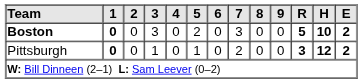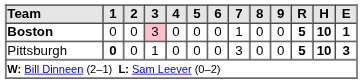(113, 32) bold -> (113, 32) normal
(155, 32) no background -> (155, 32) pink background
(197, 32) 2 -> (197, 32) 0
(239, 32) 3 -> (239, 32) 1
(346, 32) 2 -> (346, 32) 1
(197, 50) 1 -> (197, 50) 0
(239, 50) 2 -> (239, 50) 3
(302, 50) 3 -> (302, 50) 5
(324, 50) 12 -> (324, 50) 10
(346, 50) 2 -> (346, 50) 3
